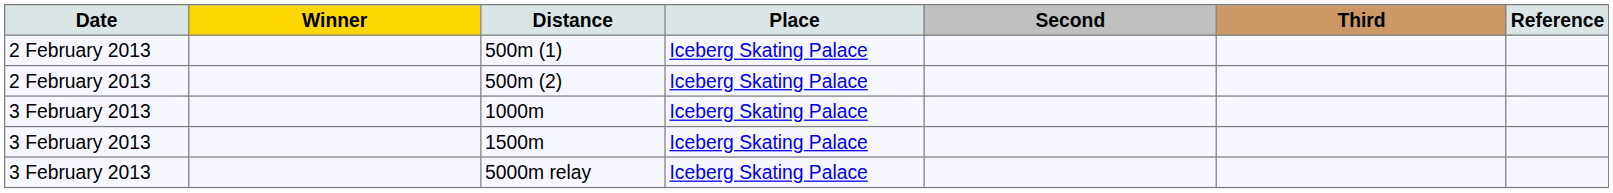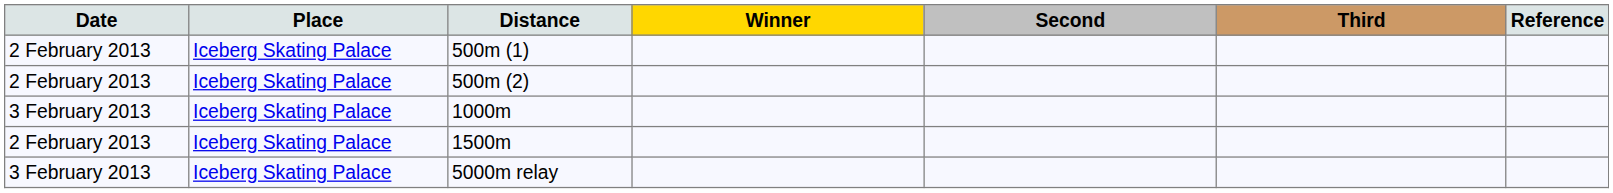columns swapped: (795, 20) <-> (335, 20)
(80, 142) 3 February 2013 -> (80, 142) 2 February 2013
